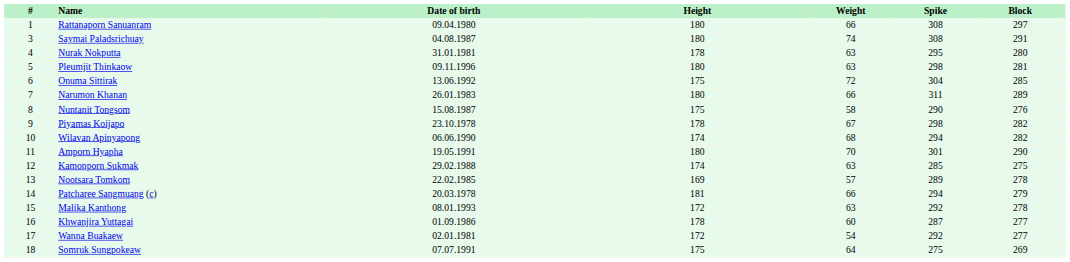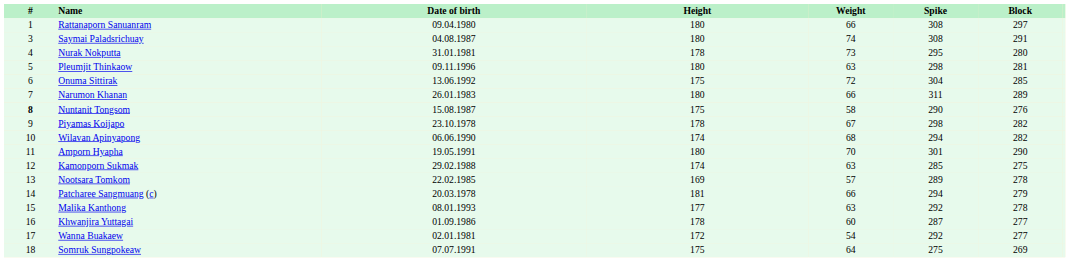(851, 53) 63 -> (851, 53) 73
(30, 109) normal -> (30, 109) bold
(697, 208) 172 -> (697, 208) 177
